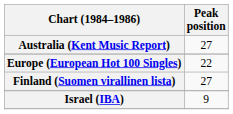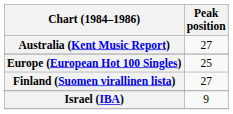(206, 63) 22 -> (206, 63) 25
